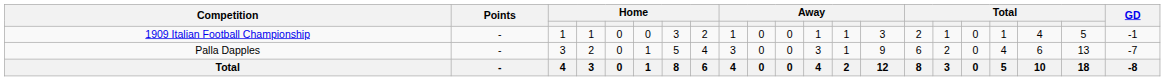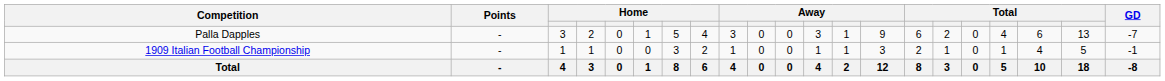rows swapped: (228, 34) <-> (228, 51)
